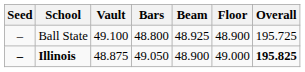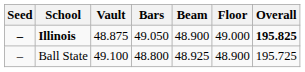rows swapped: (57, 56) <-> (63, 35)
